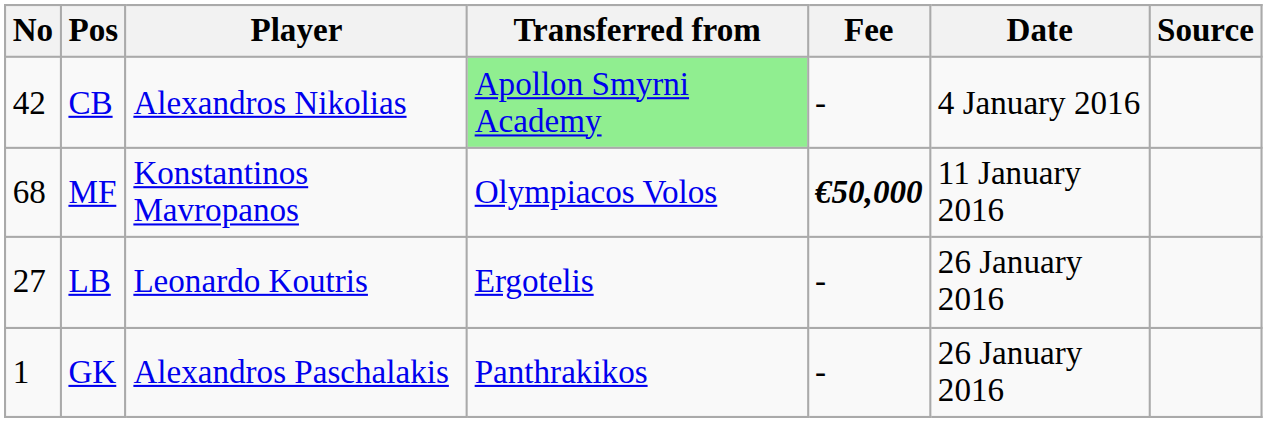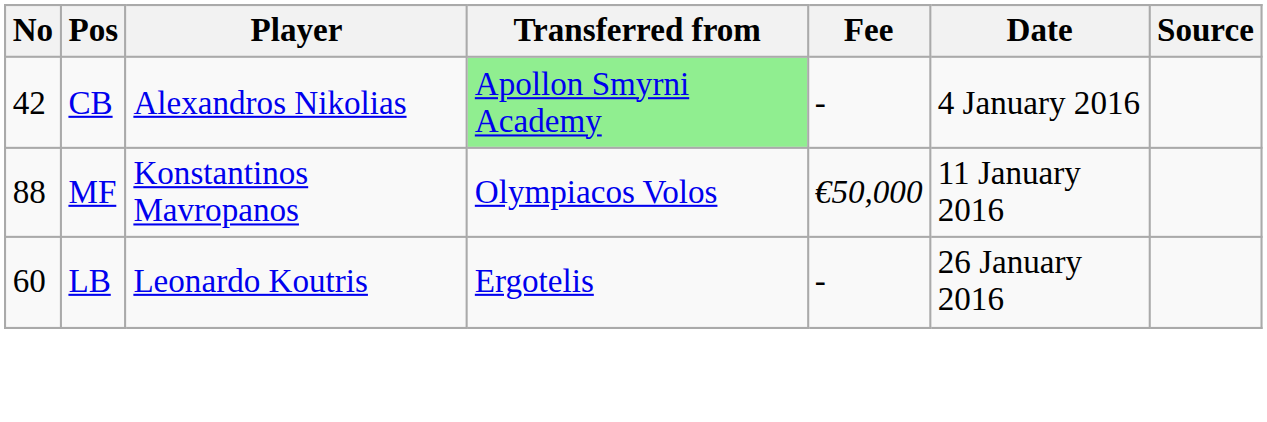(29, 191) 68 -> (29, 191) 88
(869, 191) bold -> (869, 191) normal
(29, 281) 27 -> (29, 281) 60
- row: (92, 371)
